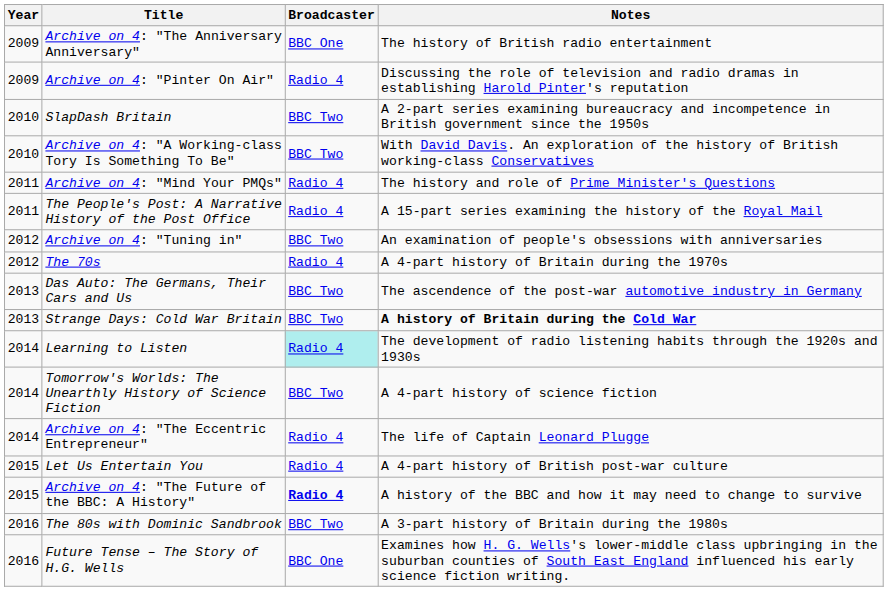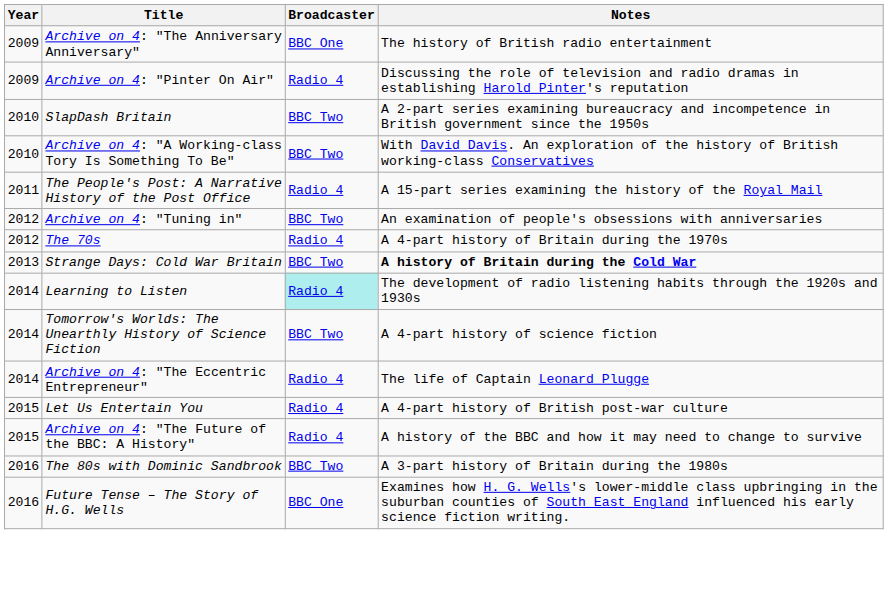- row: (164, 183)
- row: (156, 291)
(316, 495) bold -> (316, 437) normal
